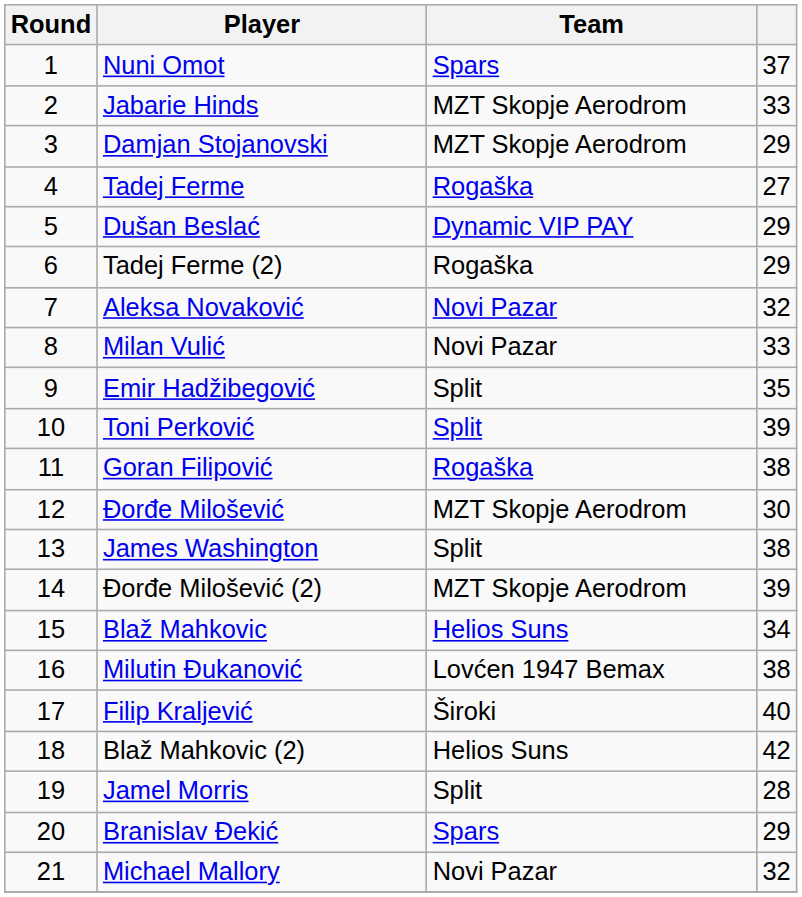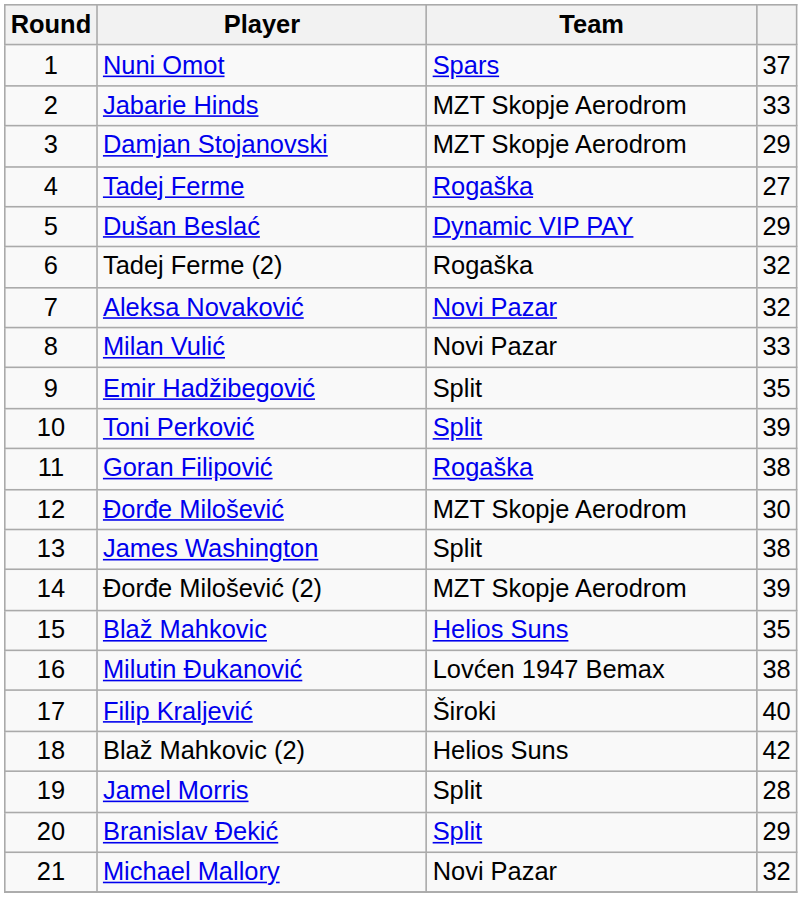(777, 266) 29 -> (777, 266) 32
(777, 629) 34 -> (777, 629) 35
(466, 831) Spars -> (457, 831) Split
